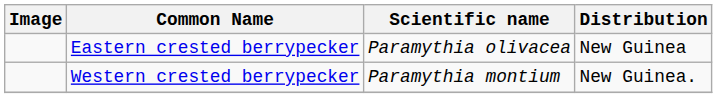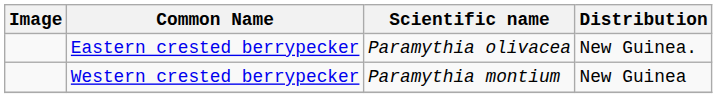(633, 48) New Guinea -> (638, 48) New Guinea.
(638, 77) New Guinea. -> (633, 77) New Guinea
